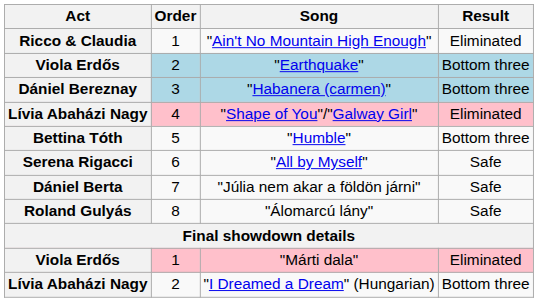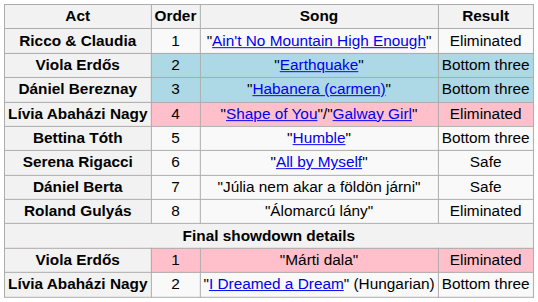(486, 211) Safe -> (486, 211) Eliminated
